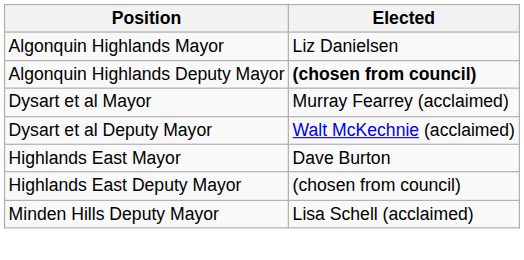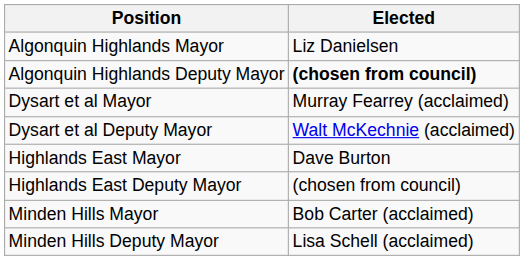+ row: (83, 213)
